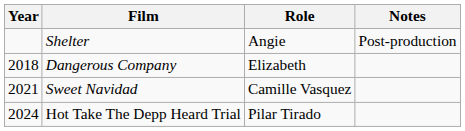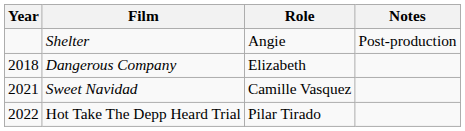(23, 114) 2024 -> (23, 114) 2022
